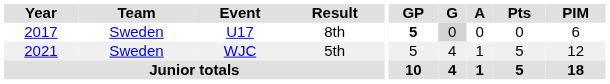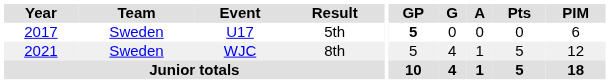(335, 32) 8th -> (335, 32) 5th
(452, 32) lightgrey background -> (452, 32) no background
(335, 51) 5th -> (335, 51) 8th
